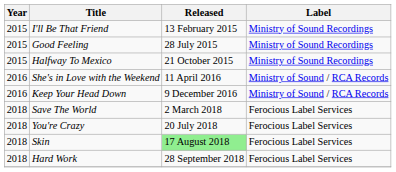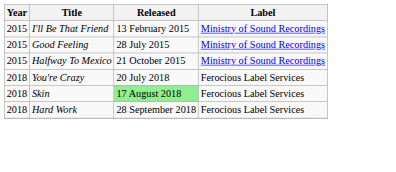- row: (96, 77)
- row: (79, 93)
- row: (64, 110)
